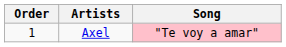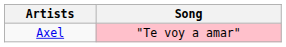- column: (32, 14)
